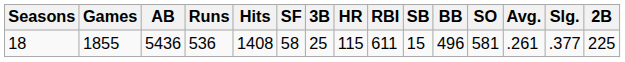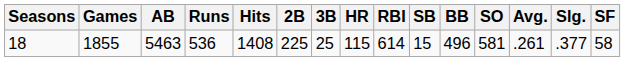columns swapped: (602, 17) <-> (291, 17)
(163, 43) 5436 -> (163, 43) 5463
(384, 43) 611 -> (391, 43) 614
